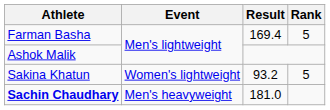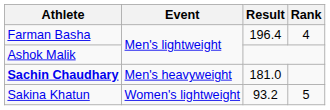(265, 35) 169.4 -> (265, 35) 196.4
(306, 35) 5 -> (306, 35) 4
rows swapped: (63, 95) <-> (49, 75)
